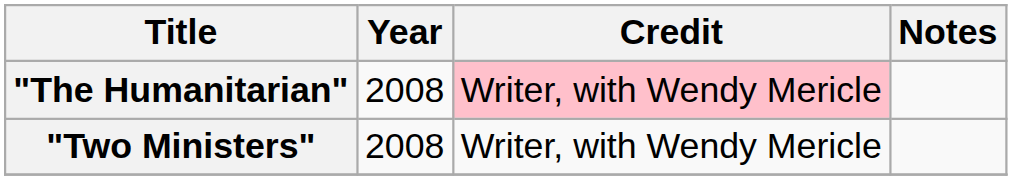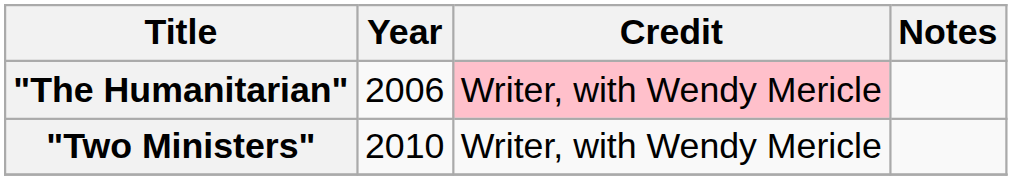(405, 89) 2008 -> (405, 89) 2006
(405, 145) 2008 -> (405, 145) 2010
